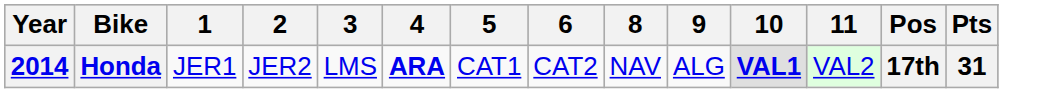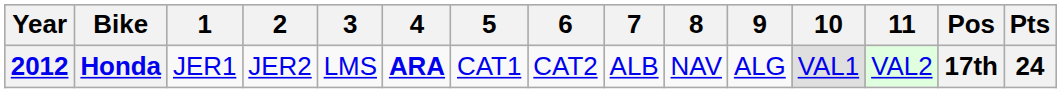+ column: (634, 25)
(40, 66) 2014 -> (40, 66) 2012
(769, 66) bold -> (828, 66) normal
(972, 66) 31 -> (1030, 66) 24
